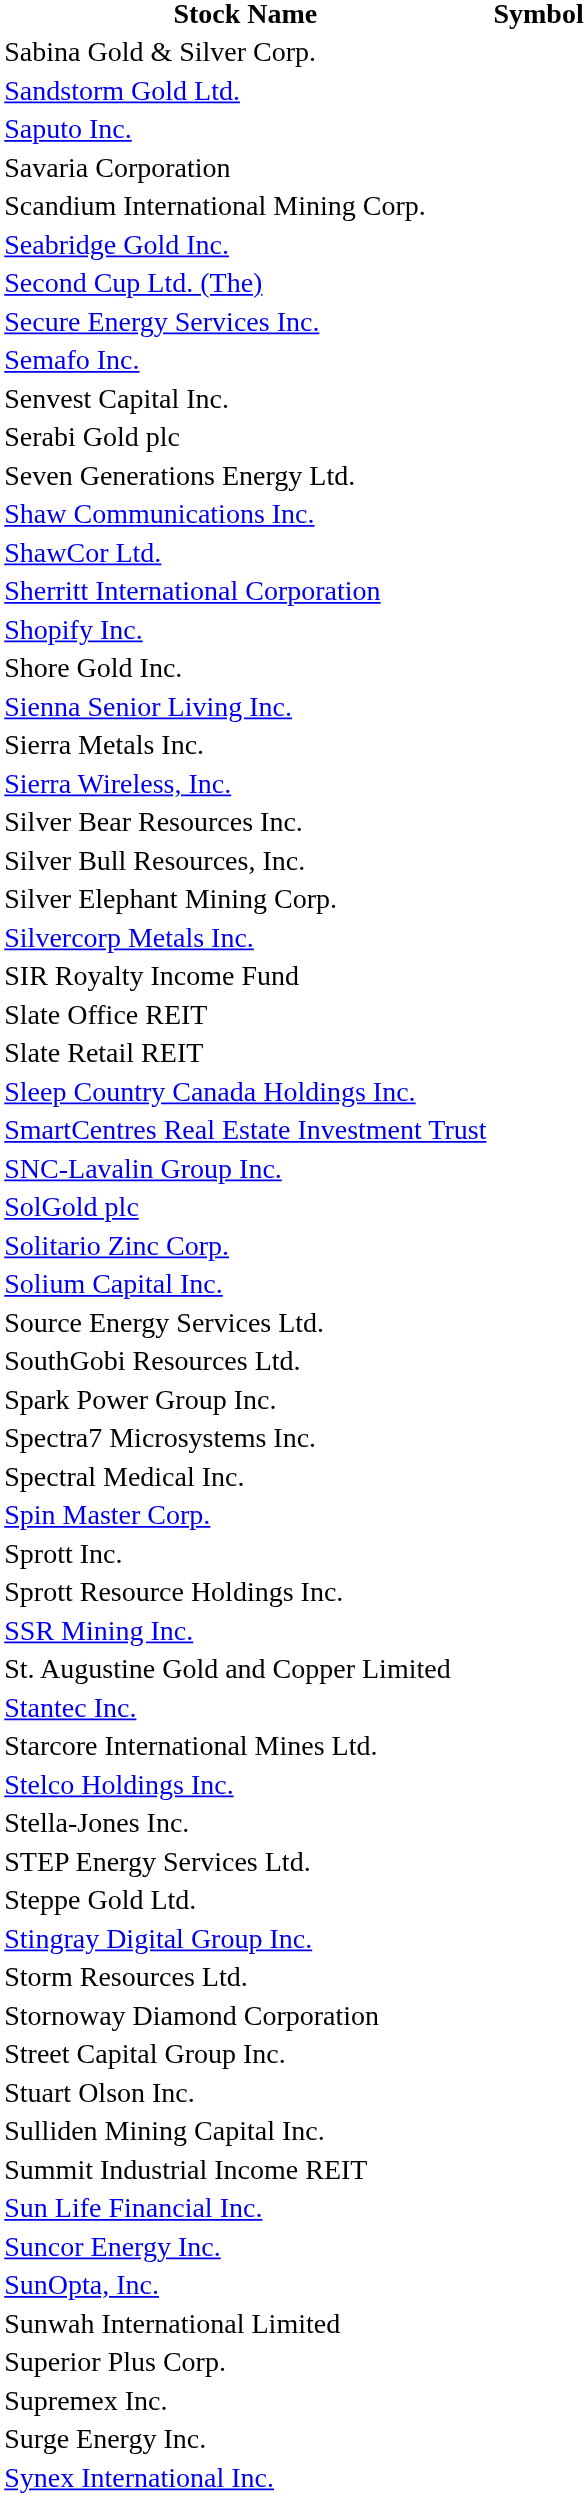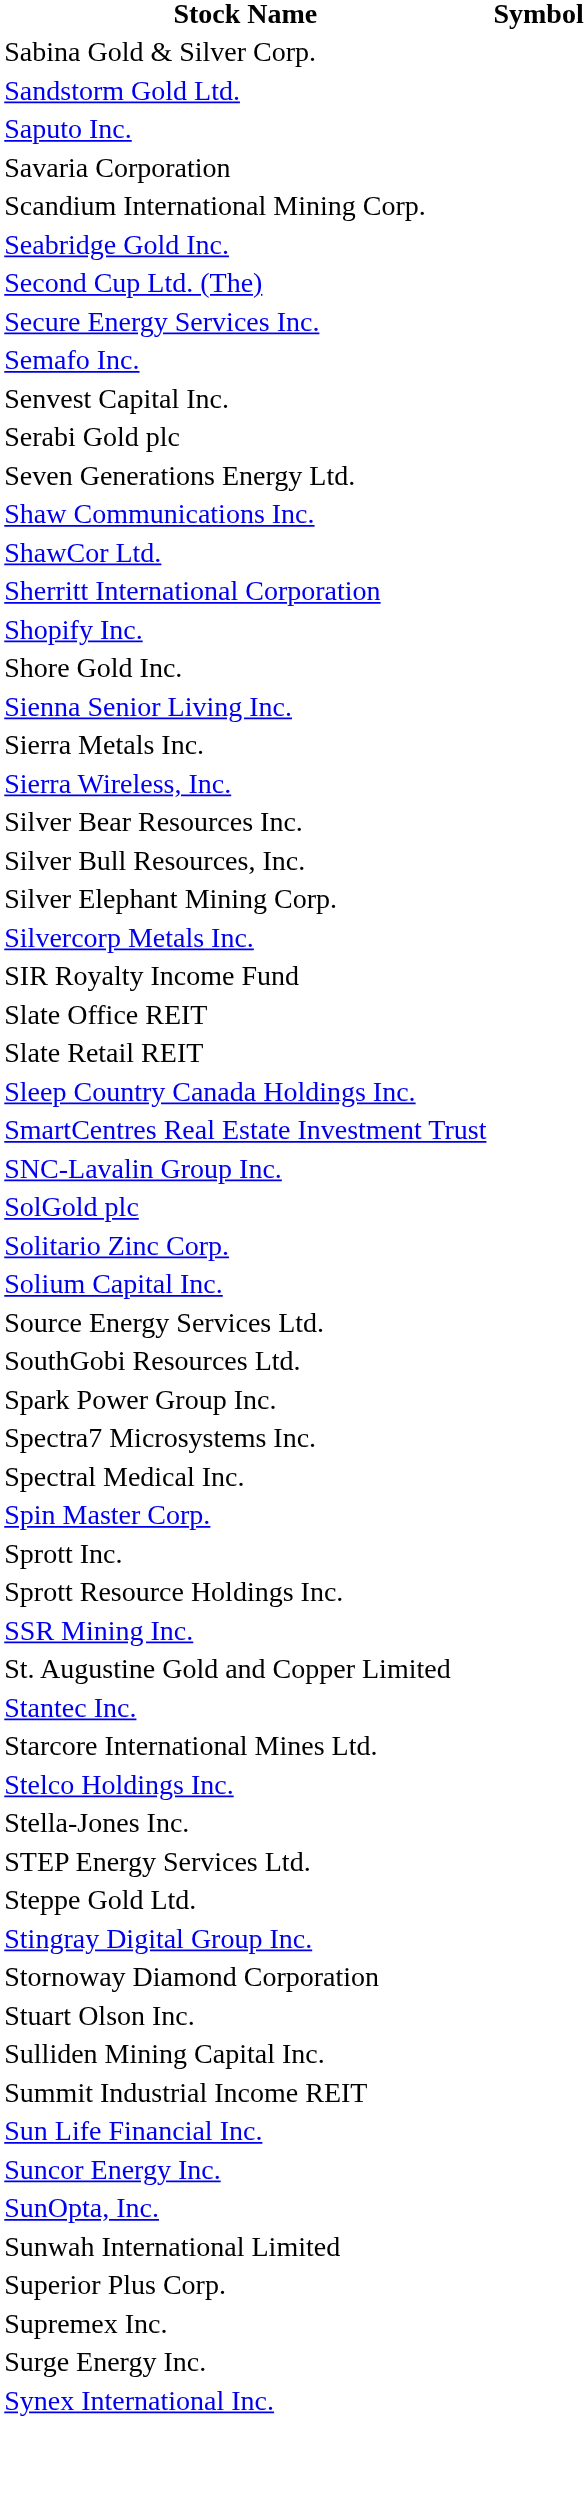- row: (126, 1977)
- row: (145, 2054)
